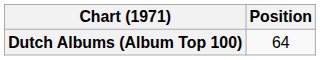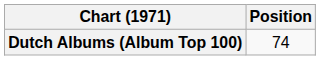(281, 42) 64 -> (281, 42) 74
